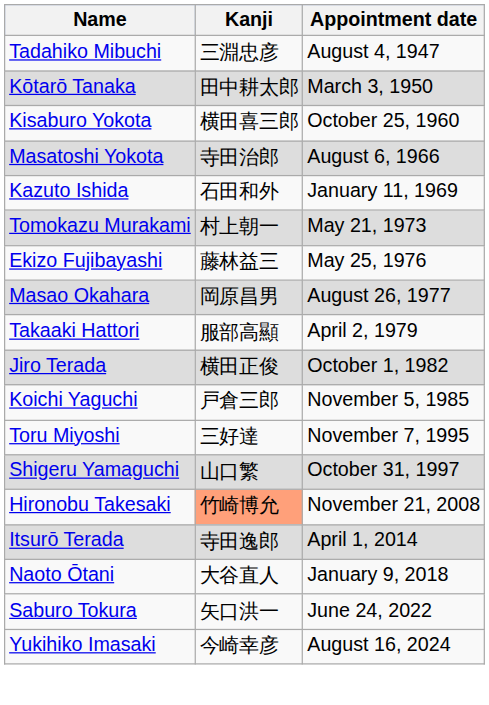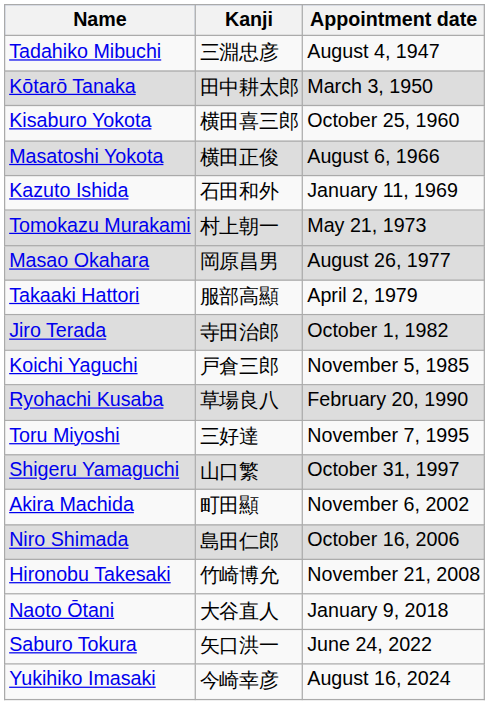(239, 157) 寺田治郎 -> (239, 157) 横田正俊
- row: (86, 260)
(239, 366) 横田正俊 -> (239, 331) 寺田治郎
+ row: (86, 400)
+ row: (71, 505)
+ row: (69, 539)
(239, 506) lightsalmon background -> (239, 576) no background
- row: (66, 539)
